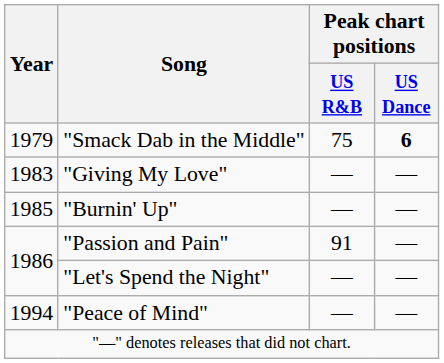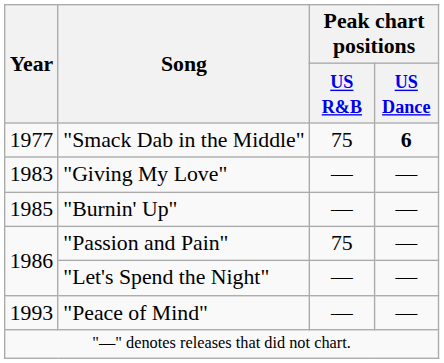(31, 139) 1979 -> (31, 139) 1977
(342, 243) 91 -> (342, 243) 75
(31, 312) 1994 -> (31, 312) 1993
